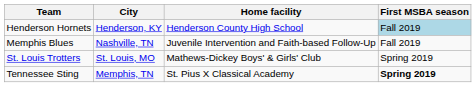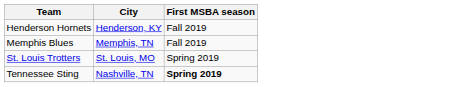- column: (271, 12)
(400, 27) lightblue background -> (186, 27) no background
(125, 43) Nashville, TN -> (125, 43) Memphis, TN
(125, 74) Memphis, TN -> (125, 74) Nashville, TN
